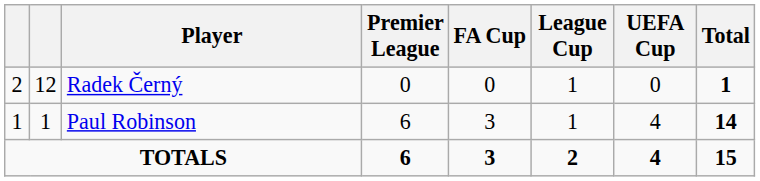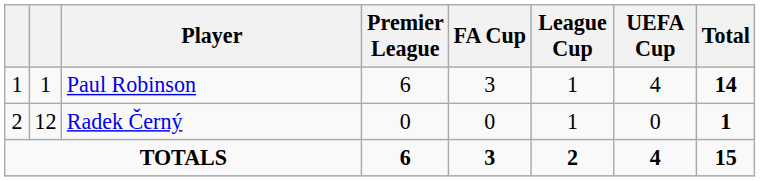rows swapped: (131, 121) <-> (125, 85)
